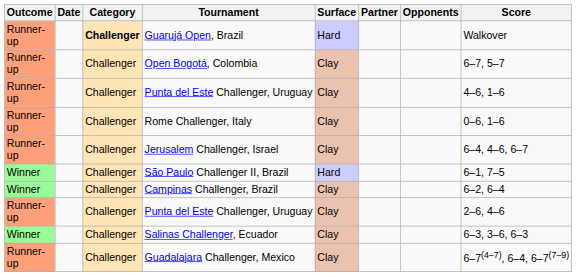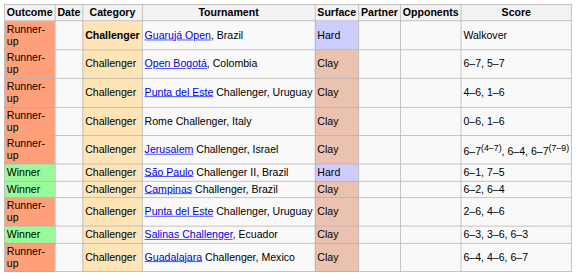(496, 150) 6–4, 4–6, 6–7 -> (516, 150) 6–7(4–7), 6–4, 6–7(7–9)
(516, 257) 6–7(4–7), 6–4, 6–7(7–9) -> (496, 257) 6–4, 4–6, 6–7
